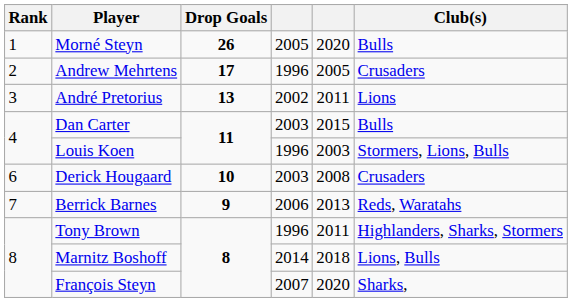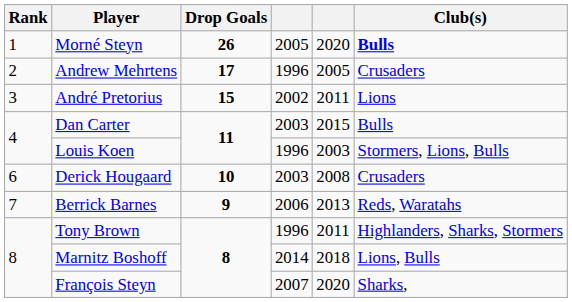(375, 44) normal -> (376, 44) bold
(226, 97) 13 -> (226, 97) 15
